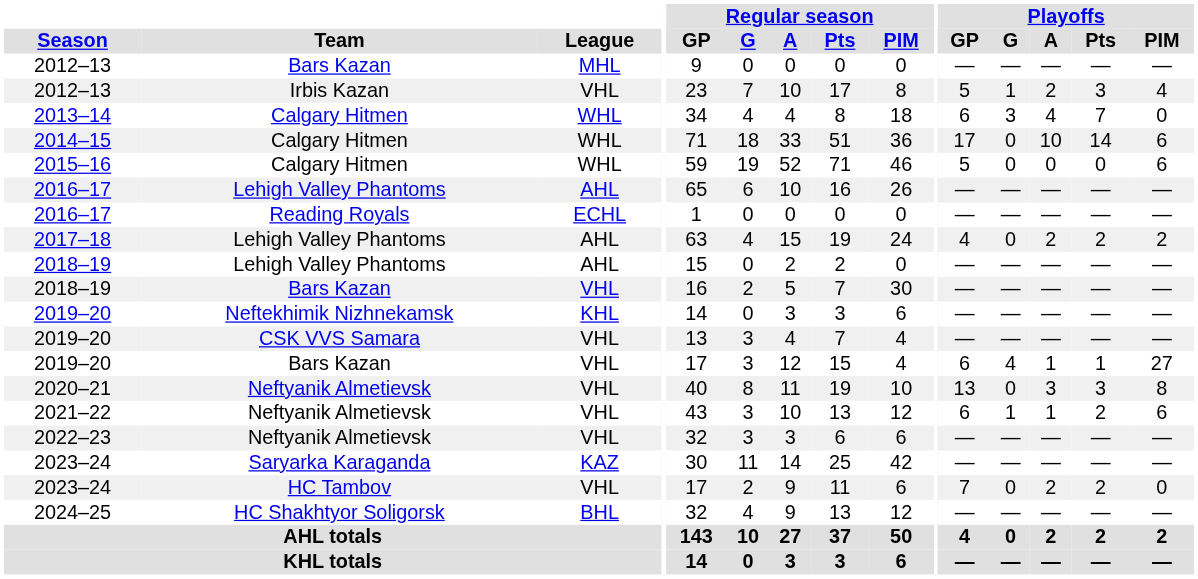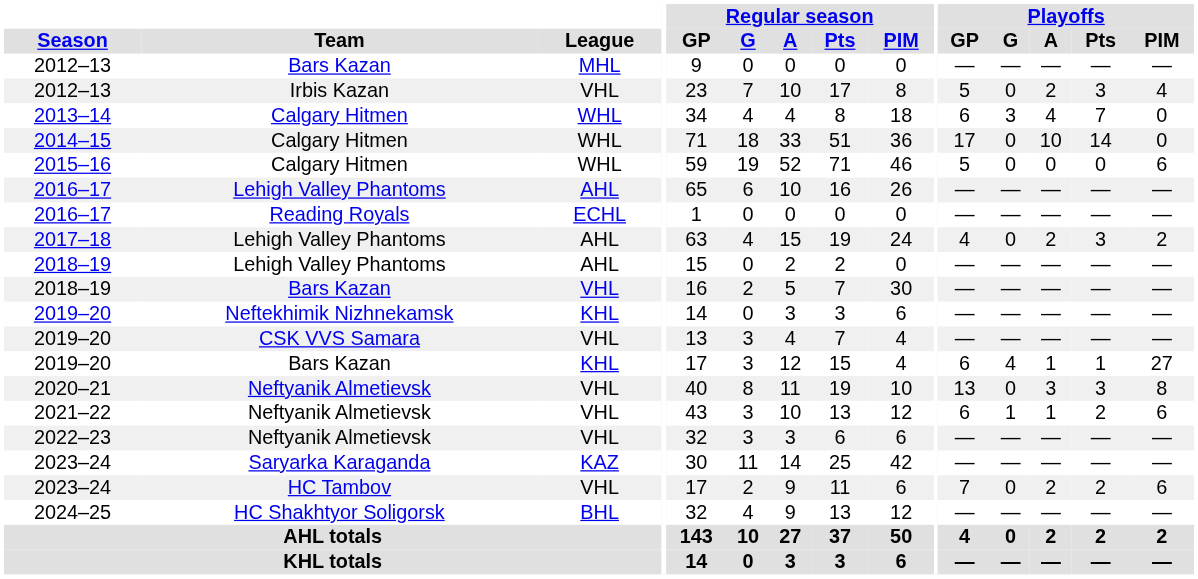(1011, 90) 1 -> (1011, 90) 0
(1162, 140) 6 -> (1162, 140) 0
(1101, 239) 2 -> (1101, 239) 3
(600, 363) VHL -> (600, 363) KHL
(1162, 487) 0 -> (1162, 487) 6
